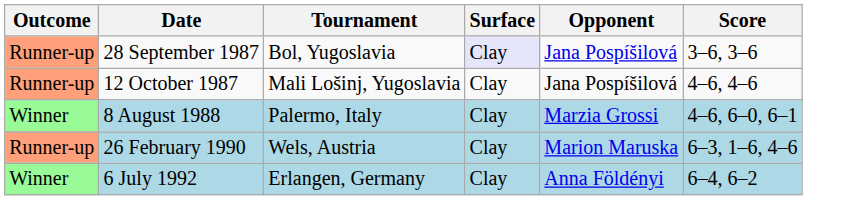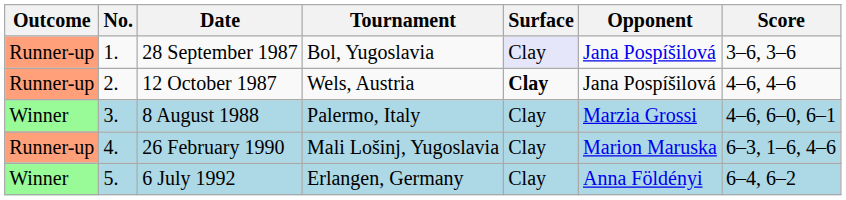+ column: (118, 20)
(364, 83) Mali Lošinj, Yugoslavia -> (361, 83) Wels, Austria
(488, 83) normal -> (528, 83) bold
(322, 147) Wels, Austria -> (403, 147) Mali Lošinj, Yugoslavia
